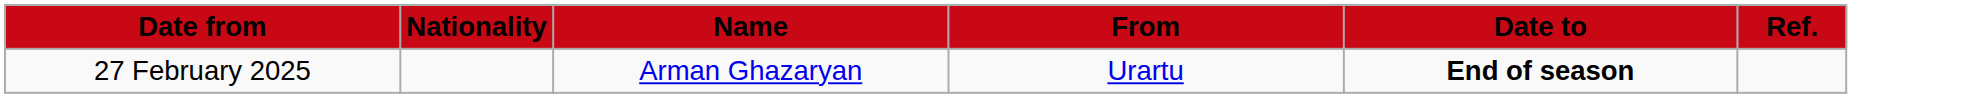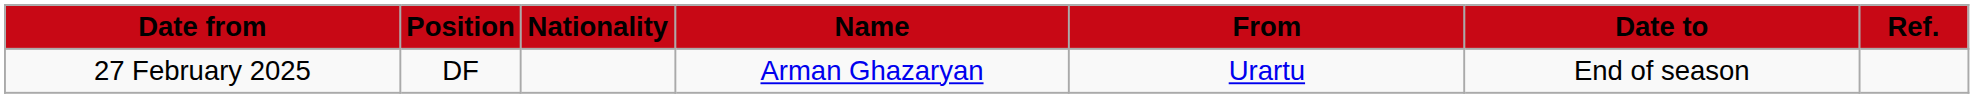+ column: (461, 27)
(1540, 71) bold -> (1662, 71) normal
